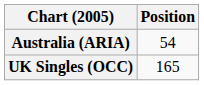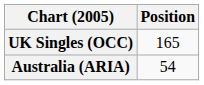rows swapped: (71, 42) <-> (71, 67)
